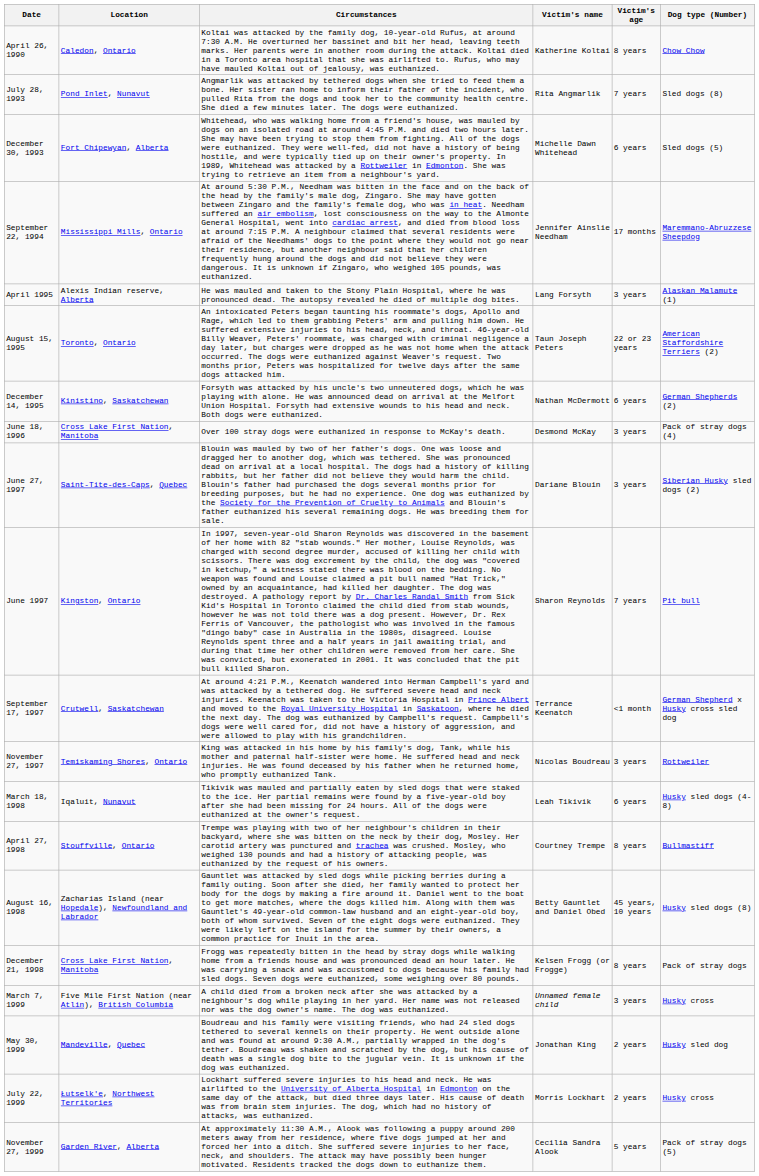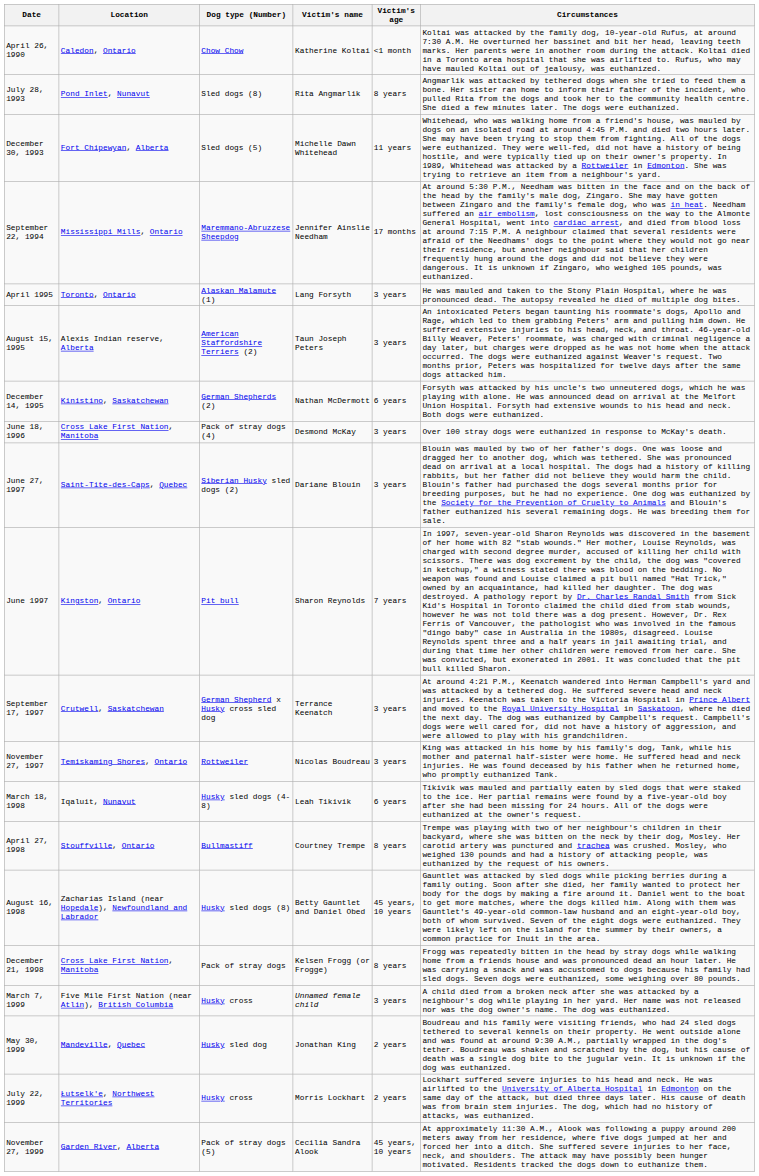columns swapped: (707, 15) <-> (366, 15)
(630, 50) 8 years -> (392, 50) <1 month
(630, 95) 7 years -> (390, 95) 8 years
(630, 148) 6 years -> (392, 148) 11 years
(112, 295) Alexis Indian reserve, Alberta -> (98, 295) Toronto, Ontario
(98, 343) Toronto, Ontario -> (112, 343) Alexis Indian reserve, Alberta
(632, 343) 22 or 23 years -> (390, 343) 3 years
(632, 708) <1 month -> (390, 708) 3 years
(630, 1147) 5 years -> (395, 1147) 45 years, 10 years
